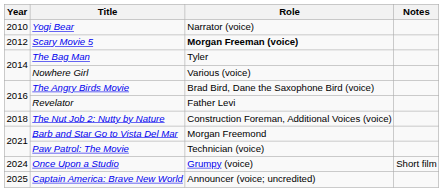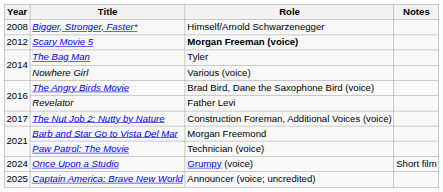+ row: (85, 27)
- row: (53, 27)
(17, 118) 2018 -> (17, 118) 2017
